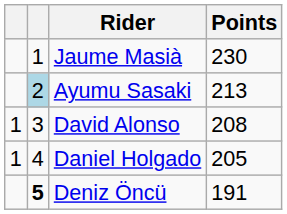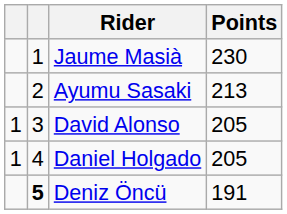(38, 90) lightblue background -> (38, 90) no background
(229, 124) 208 -> (229, 124) 205
